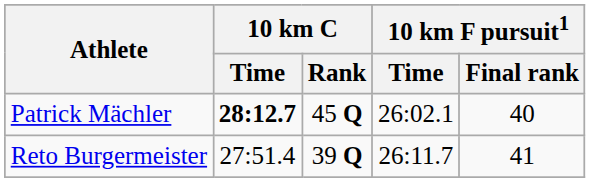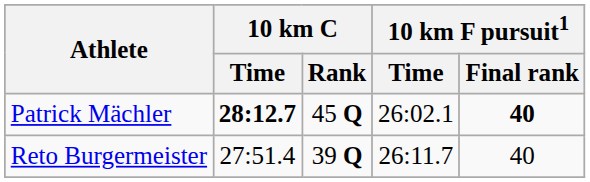(522, 114) normal -> (522, 114) bold
(522, 156) 41 -> (522, 156) 40
